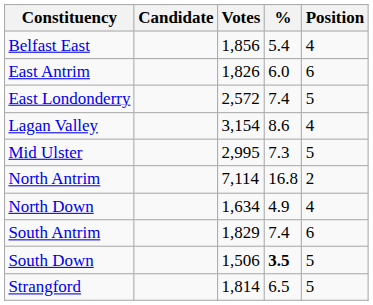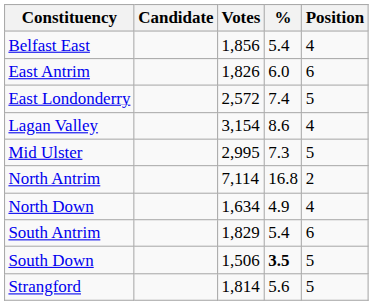(279, 233) 7.4 -> (279, 233) 5.4
(279, 286) 6.5 -> (279, 286) 5.6
